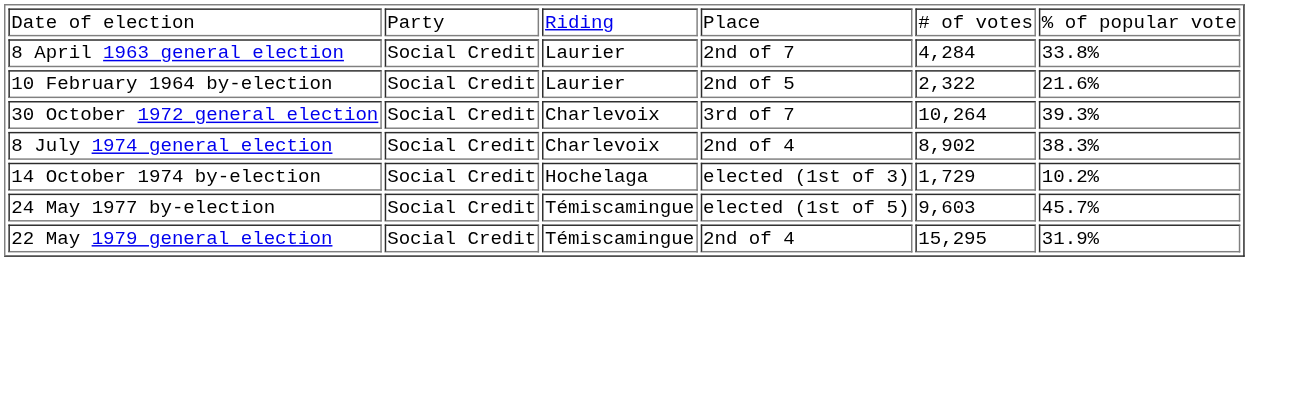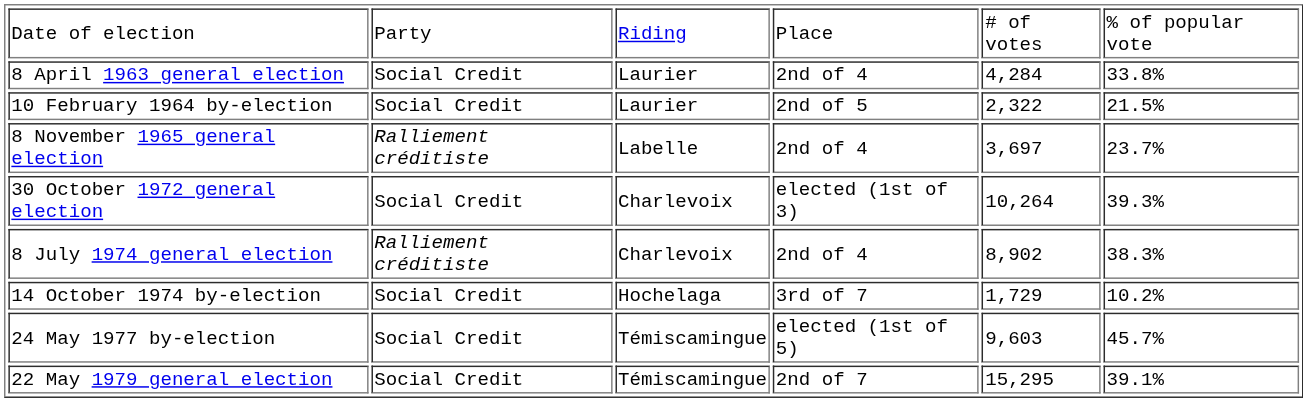(749, 53) 2nd of 7 -> (822, 75) 2nd of 4
(1070, 84) 21.6% -> (1135, 106) 21.5%
+ row: (143, 148)
(749, 115) 3rd of 7 -> (862, 201) elected (1st of 3)
(462, 146) Social Credit -> (432, 254) Ralliement créditiste
(806, 177) elected (1st of 3) -> (822, 296) 3rd of 7
(749, 238) 2nd of 4 -> (822, 380) 2nd of 7
(1070, 238) 31.9% -> (1135, 380) 39.1%
